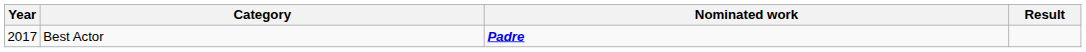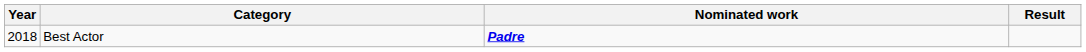(22, 36) 2017 -> (22, 36) 2018
